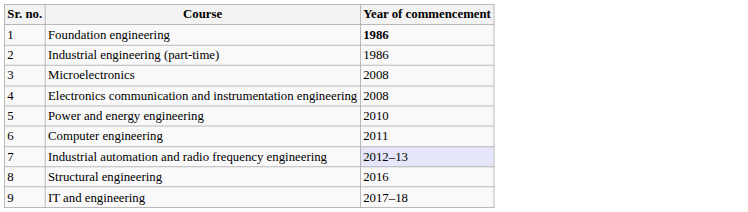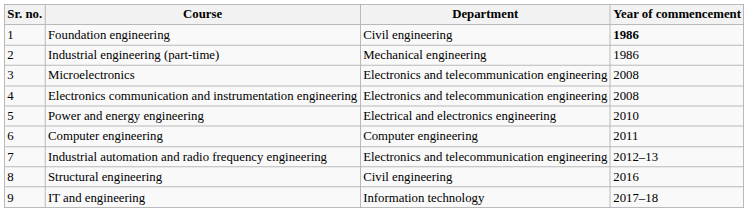+ column: (485, 14)
(386, 156) lavender background -> (636, 156) no background
